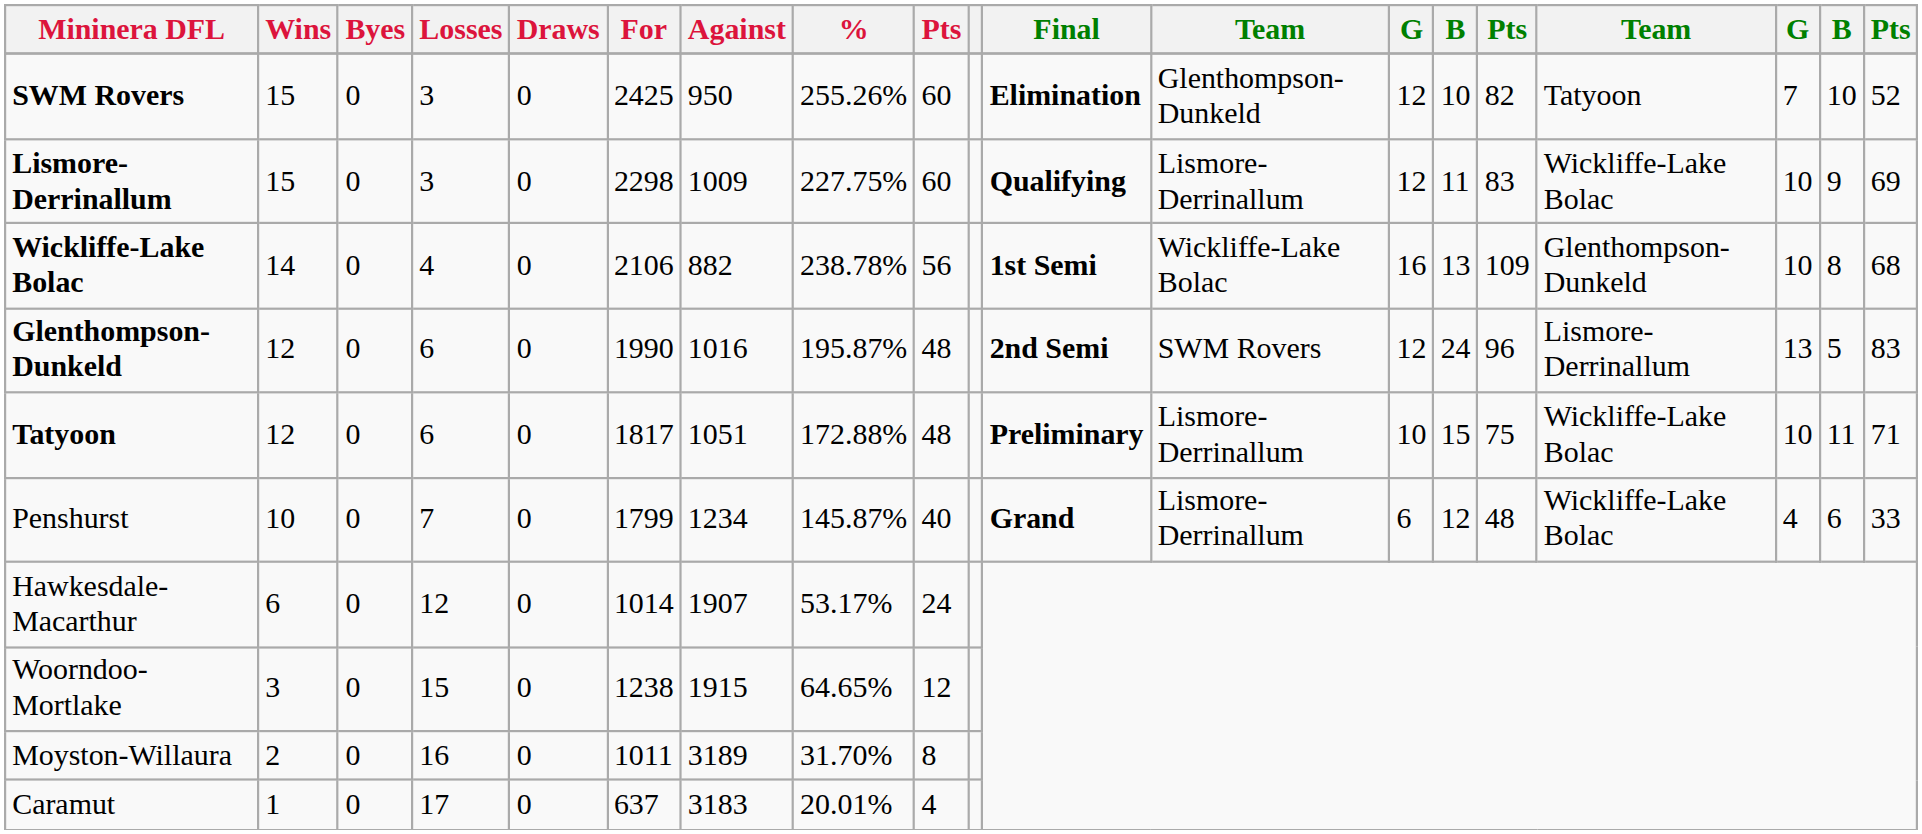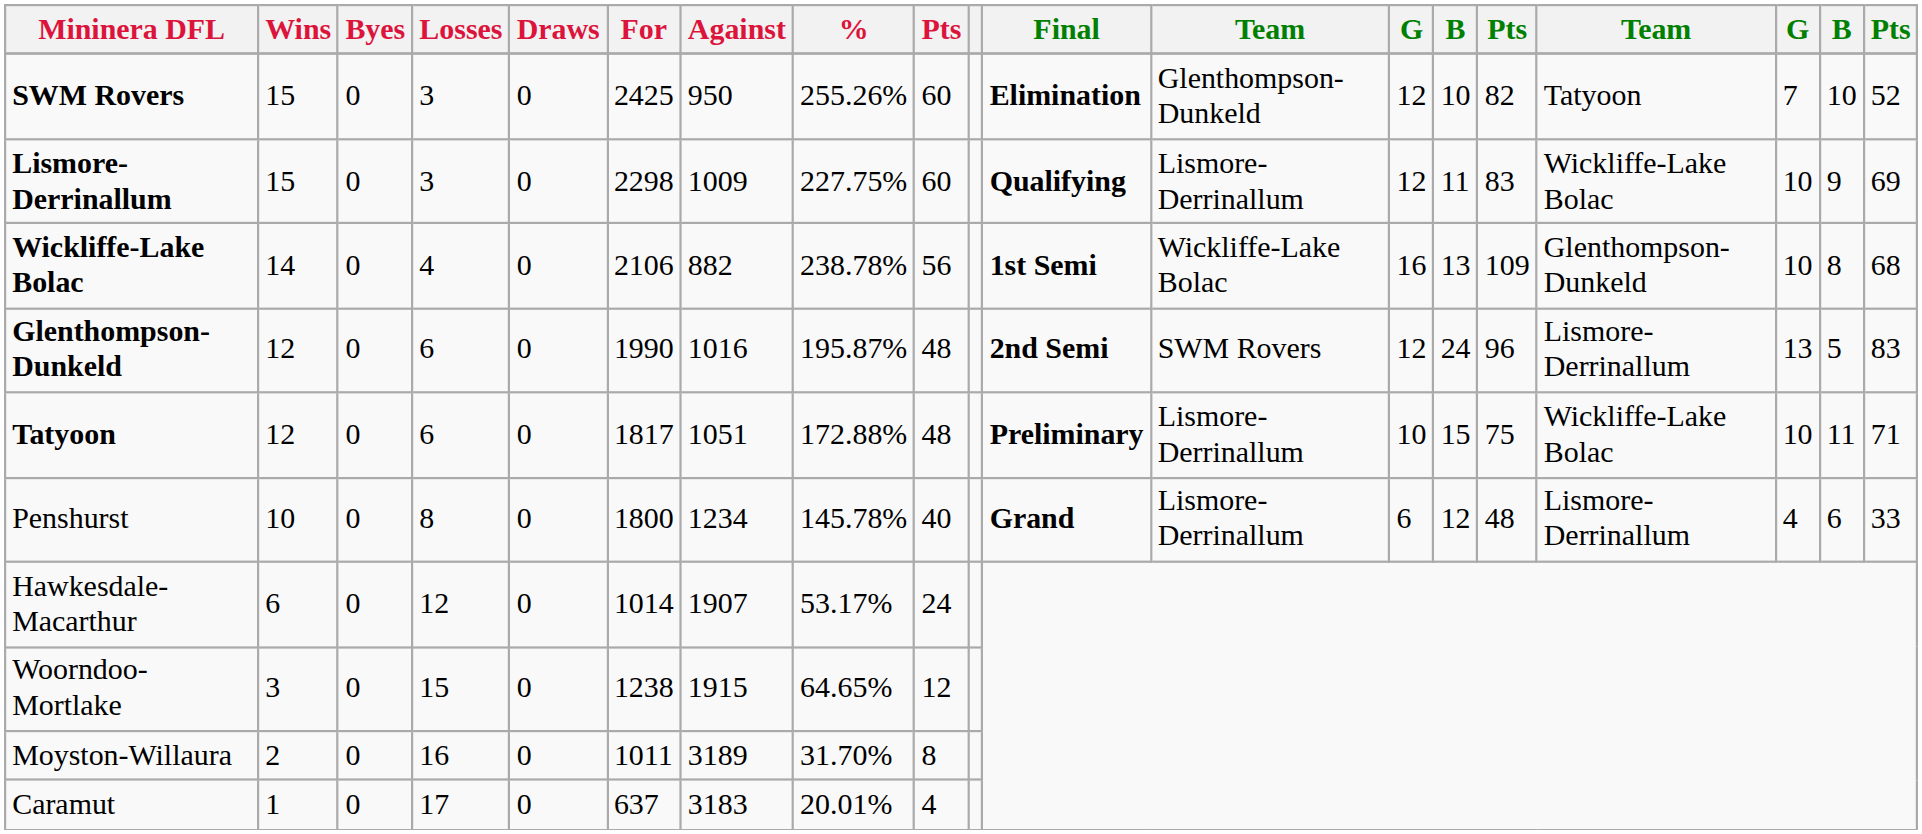(427, 518) 7 -> (427, 518) 8
(644, 518) 1799 -> (644, 518) 1800
(854, 518) 145.87% -> (854, 518) 145.78%
(1635, 518) Wickliffe-Lake Bolac -> (1617, 518) Lismore-Derrinallum
